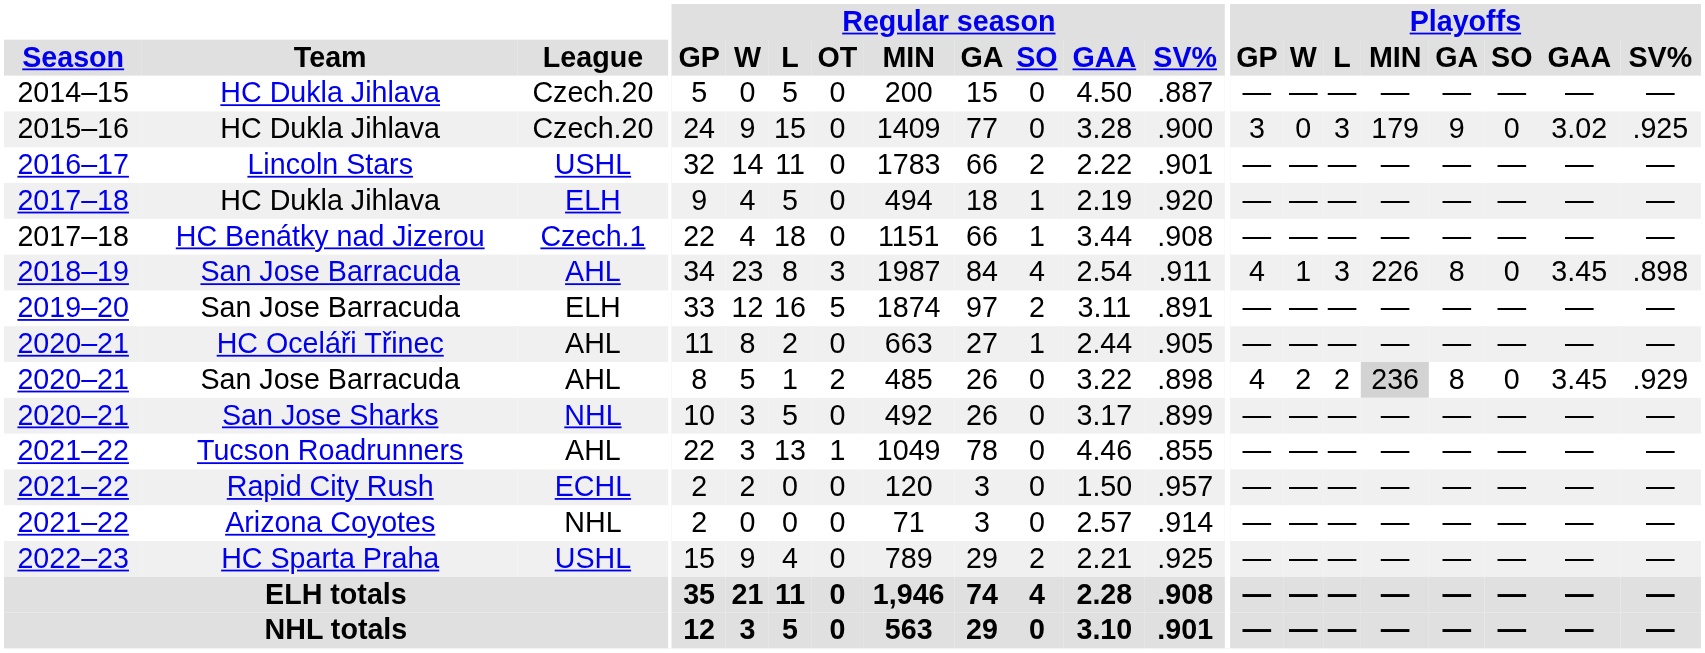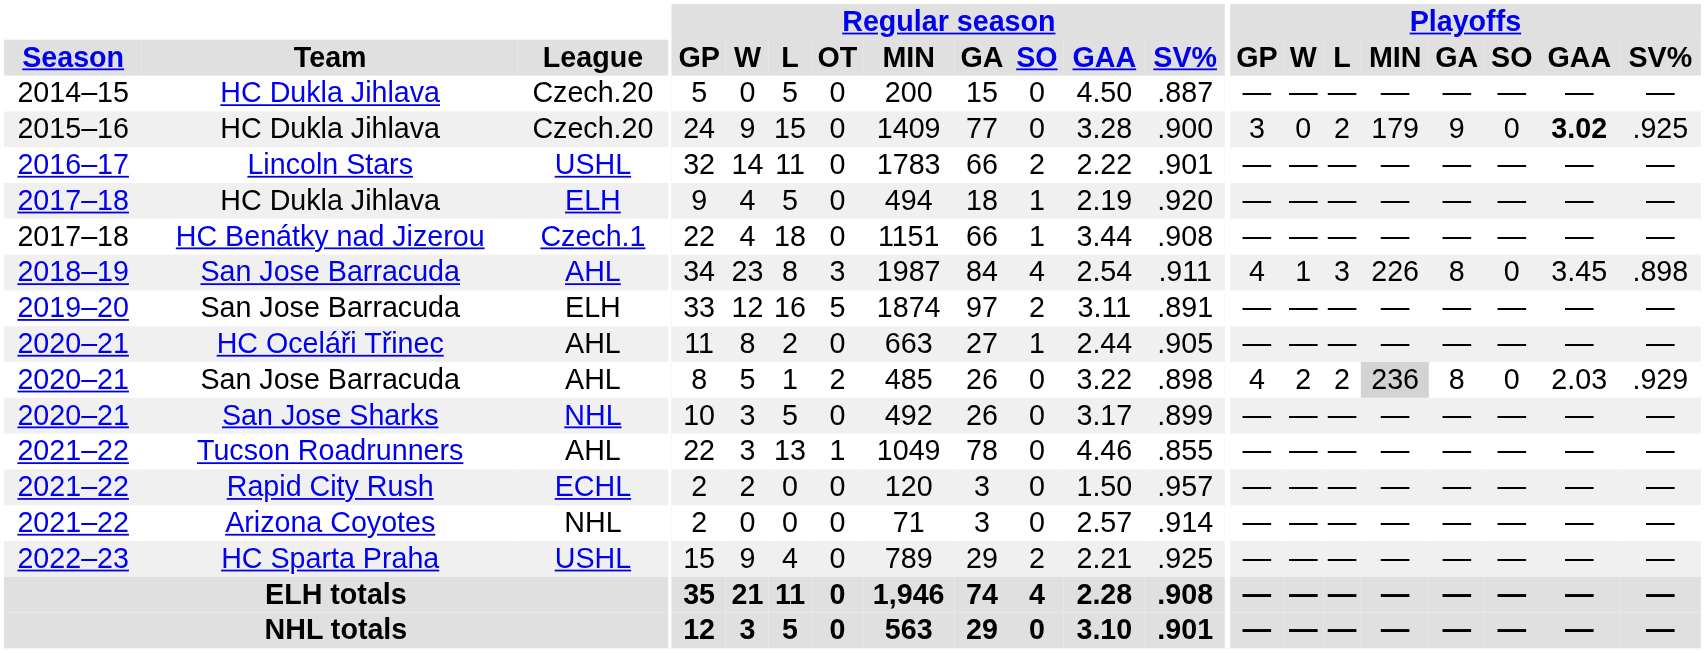(1342, 128) 3 -> (1342, 128) 2
(1579, 128) normal -> (1579, 128) bold
(1579, 379) 3.45 -> (1579, 379) 2.03
